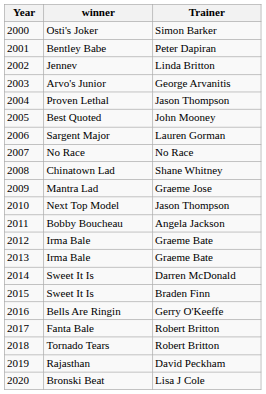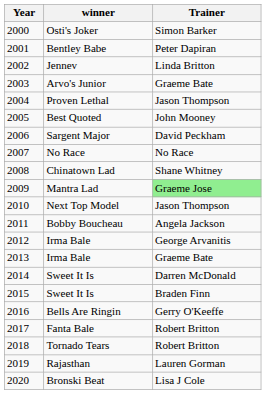(193, 83) George Arvanitis -> (184, 83) Graeme Bate
(190, 135) Lauren Gorman -> (190, 135) David Peckham
(183, 188) no background -> (183, 188) lightgreen background
(184, 240) Graeme Bate -> (193, 240) George Arvanitis
(190, 363) David Peckham -> (190, 363) Lauren Gorman
